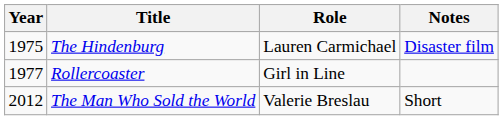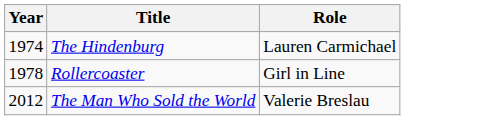- column: (449, 18)
(26, 45) 1975 -> (26, 45) 1974
(26, 73) 1977 -> (26, 73) 1978
